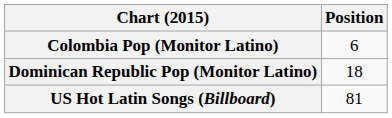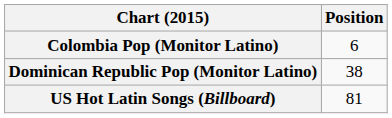(354, 71) 18 -> (354, 71) 38
